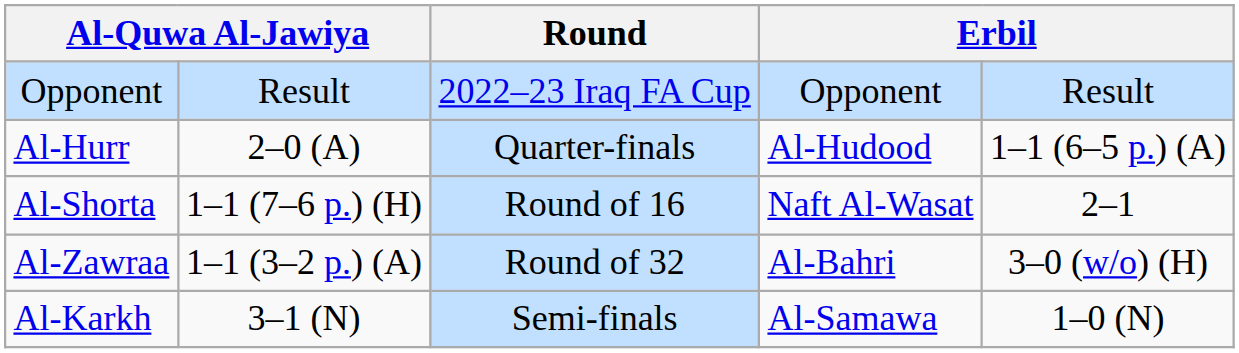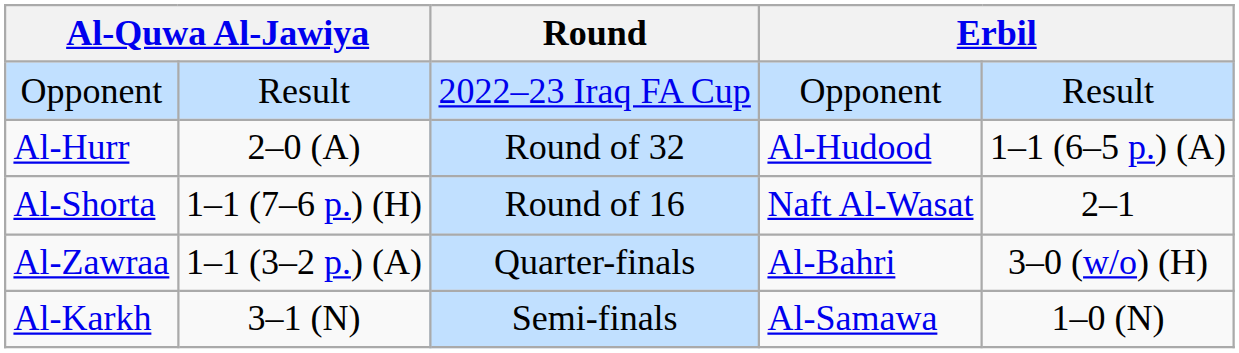(595, 147) Quarter-finals -> (595, 147) Round of 32
(595, 261) Round of 32 -> (595, 261) Quarter-finals
